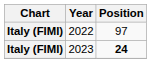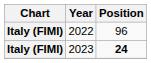(121, 31) 97 -> (121, 31) 96
